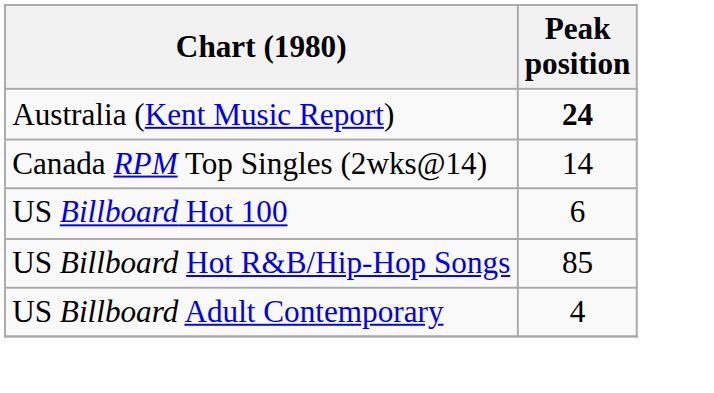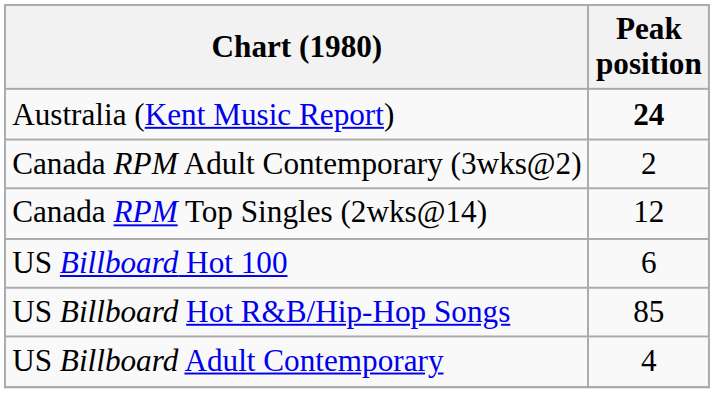+ row: (297, 163)
(578, 163) 14 -> (649, 212) 12
